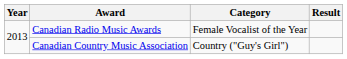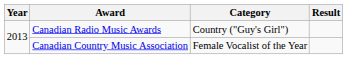(250, 29) Female Vocalist of the Year -> (240, 29) Country ("Guy's Girl")
(240, 45) Country ("Guy's Girl") -> (250, 45) Female Vocalist of the Year
